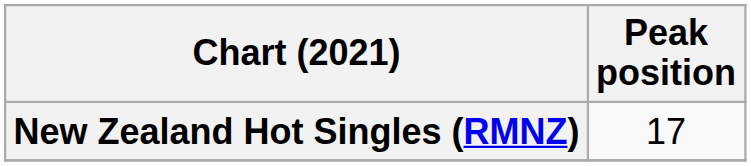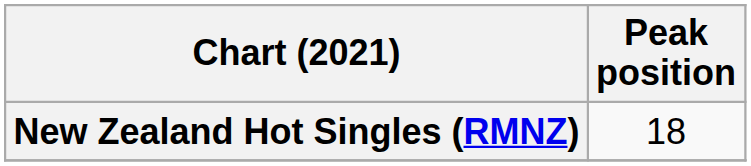(666, 130) 17 -> (666, 130) 18
